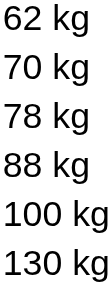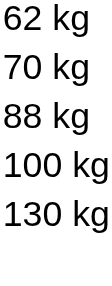- row: (46, 116)
